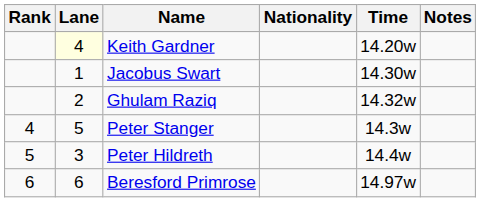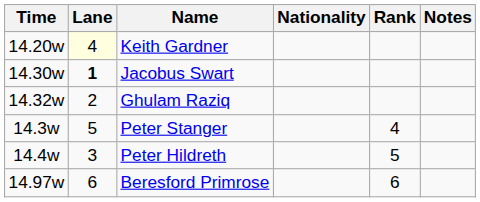columns swapped: (30, 18) <-> (388, 18)
(79, 73) normal -> (92, 73) bold
